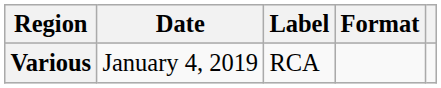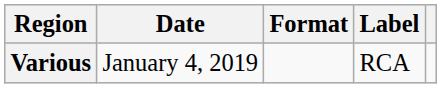columns swapped: (380, 23) <-> (299, 23)
